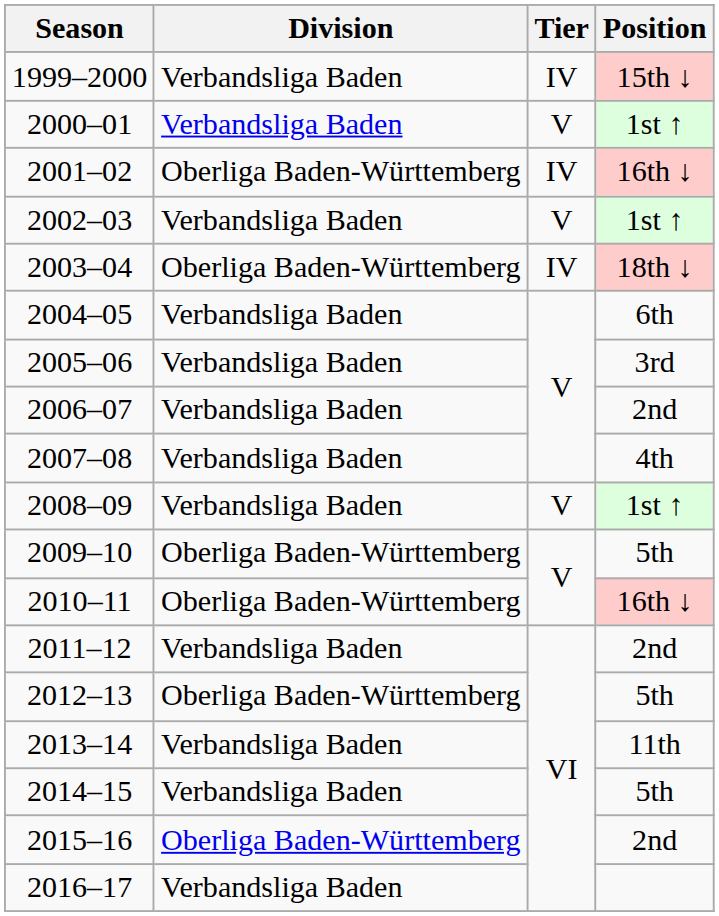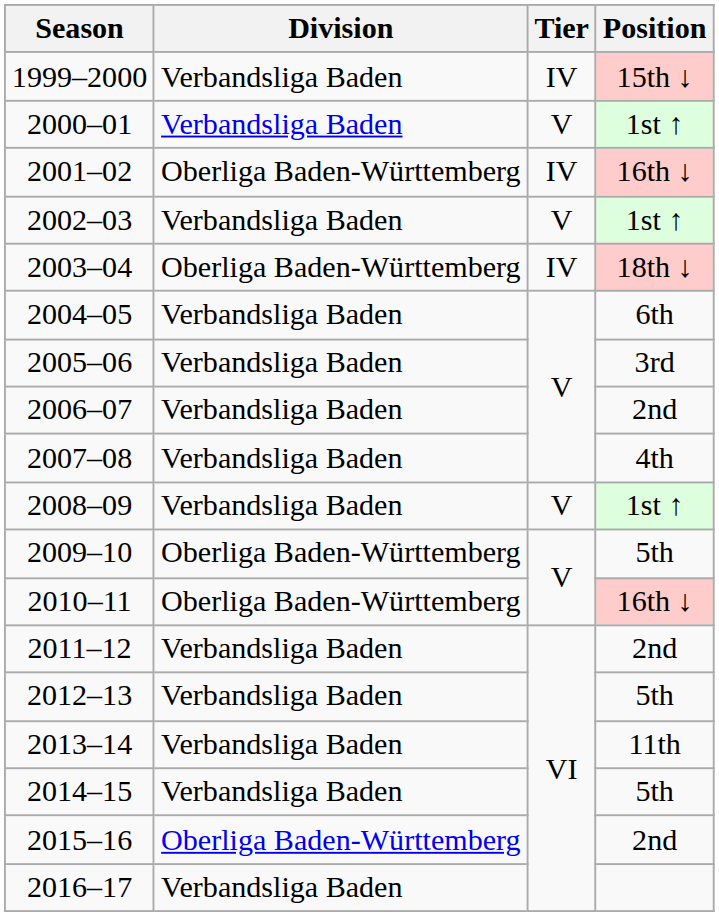(341, 696) Oberliga Baden-Württemberg -> (282, 696) Verbandsliga Baden
